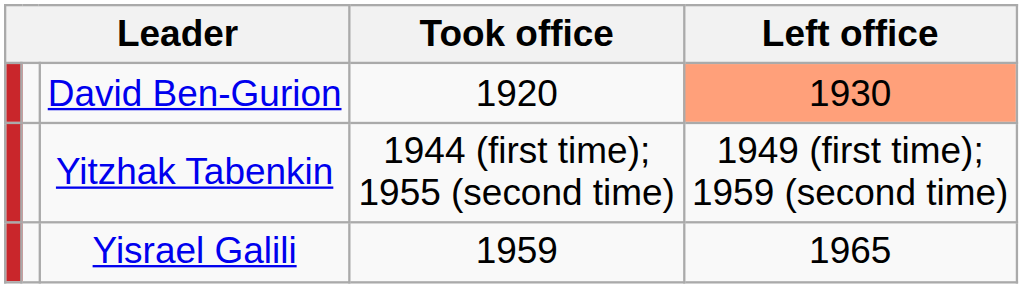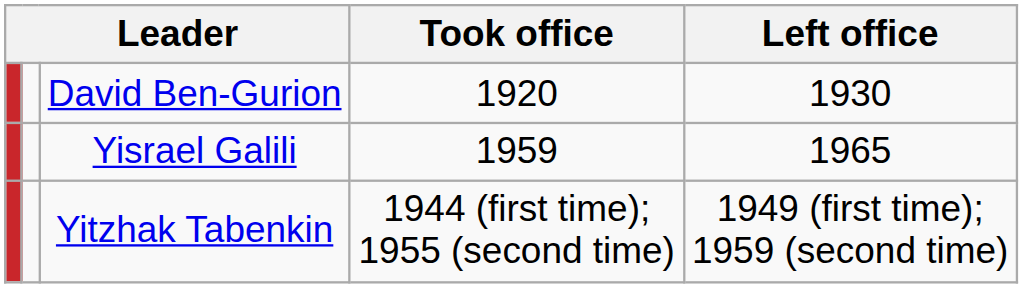(850, 92) lightsalmon background -> (850, 92) no background
rows swapped: (195, 171) <-> (195, 251)
